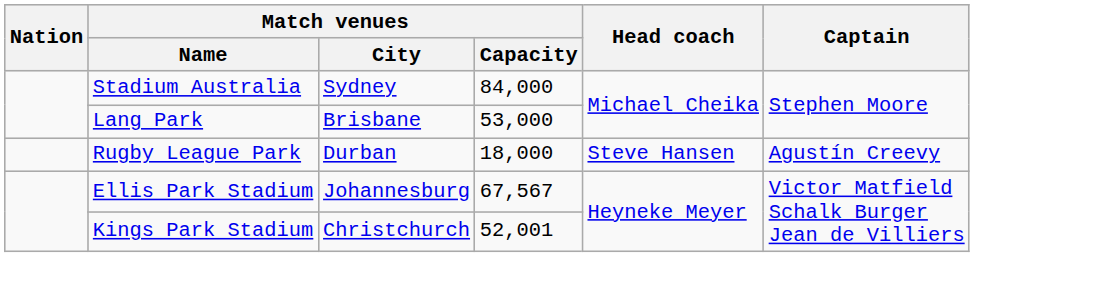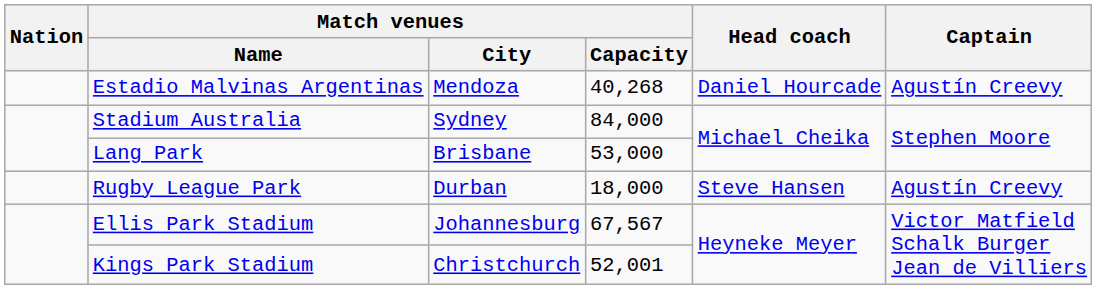+ row: (258, 88)
